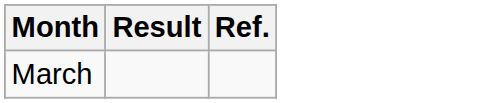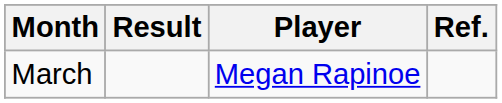+ column: (318, 27)
